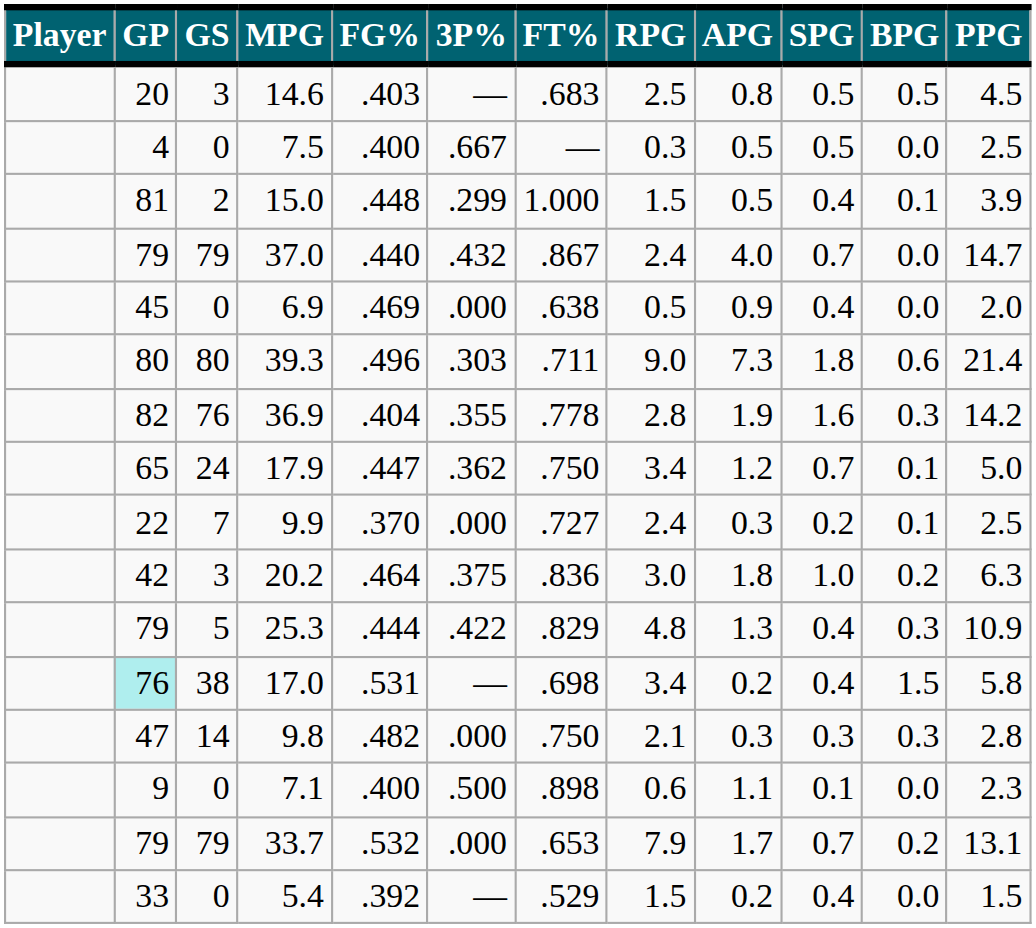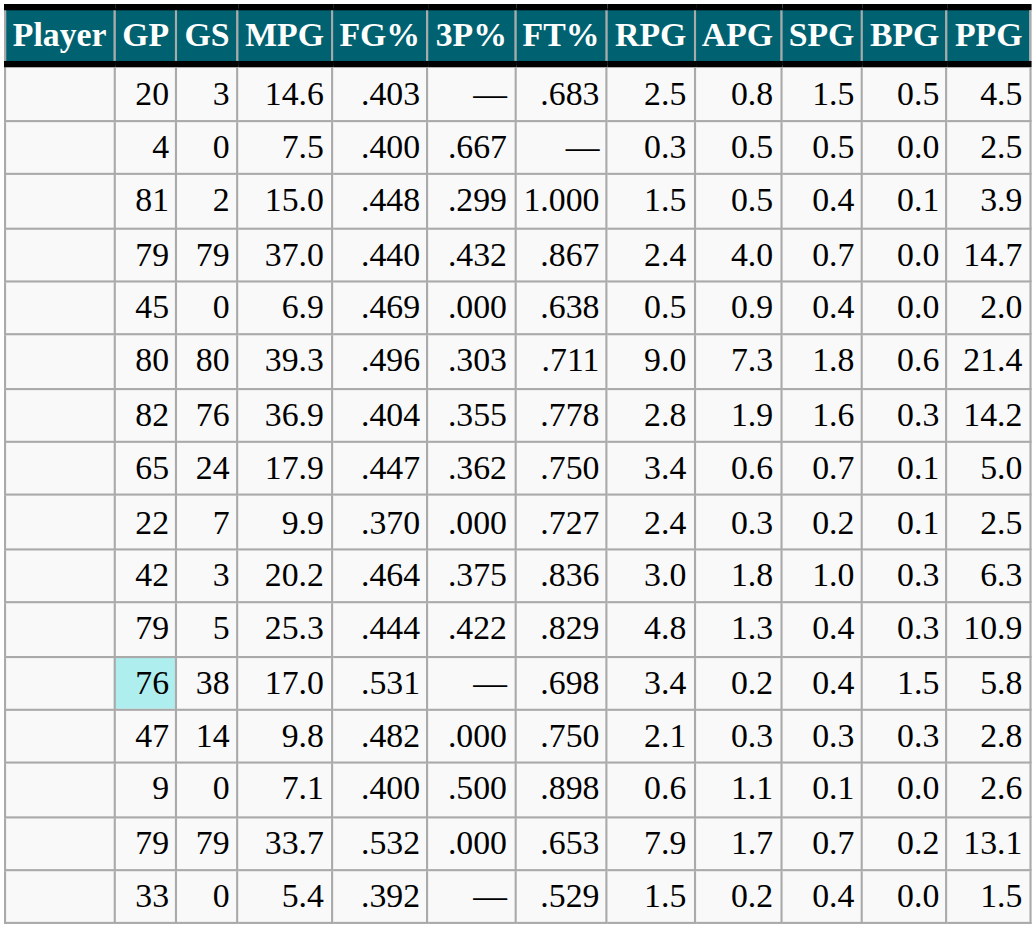(833, 93) 0.5 -> (833, 93) 1.5
(752, 468) 1.2 -> (752, 468) 0.6
(918, 575) 0.2 -> (918, 575) 0.3
(1001, 789) 2.3 -> (1001, 789) 2.6
